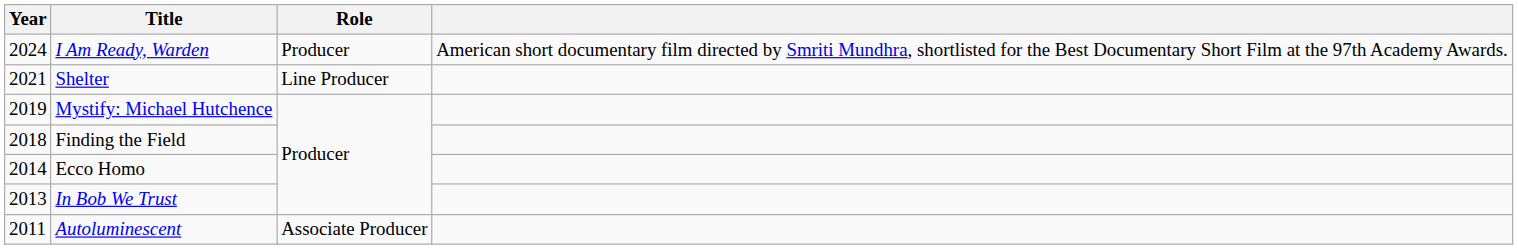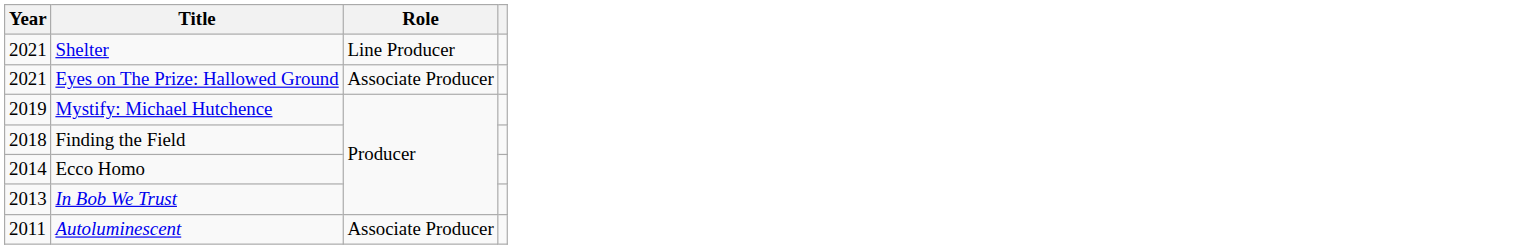- row: (132, 49)
+ row: (197, 79)
